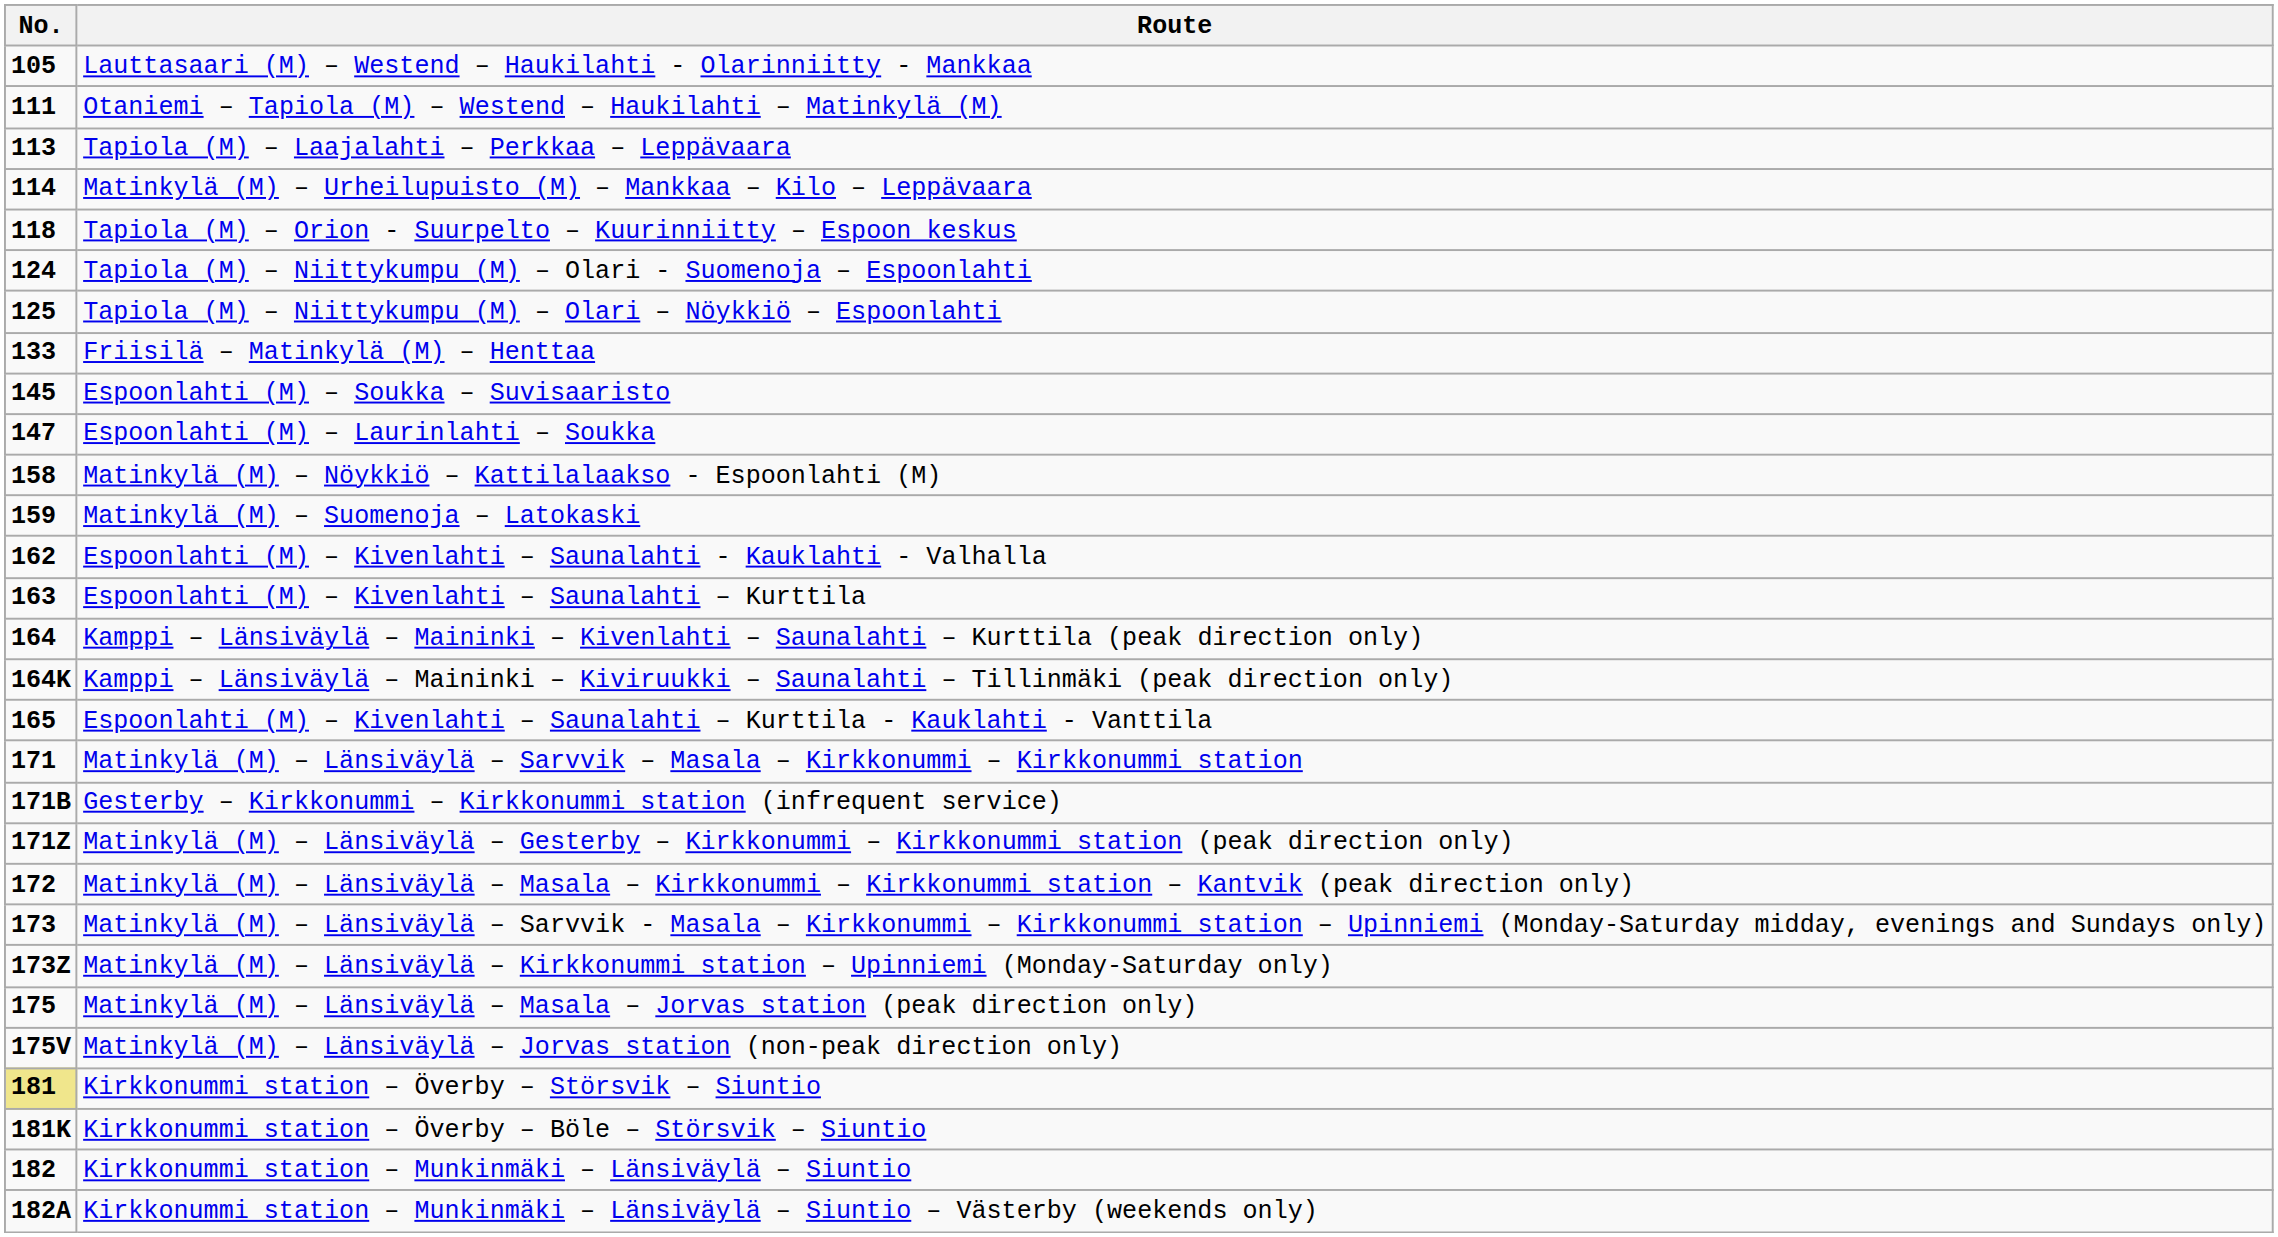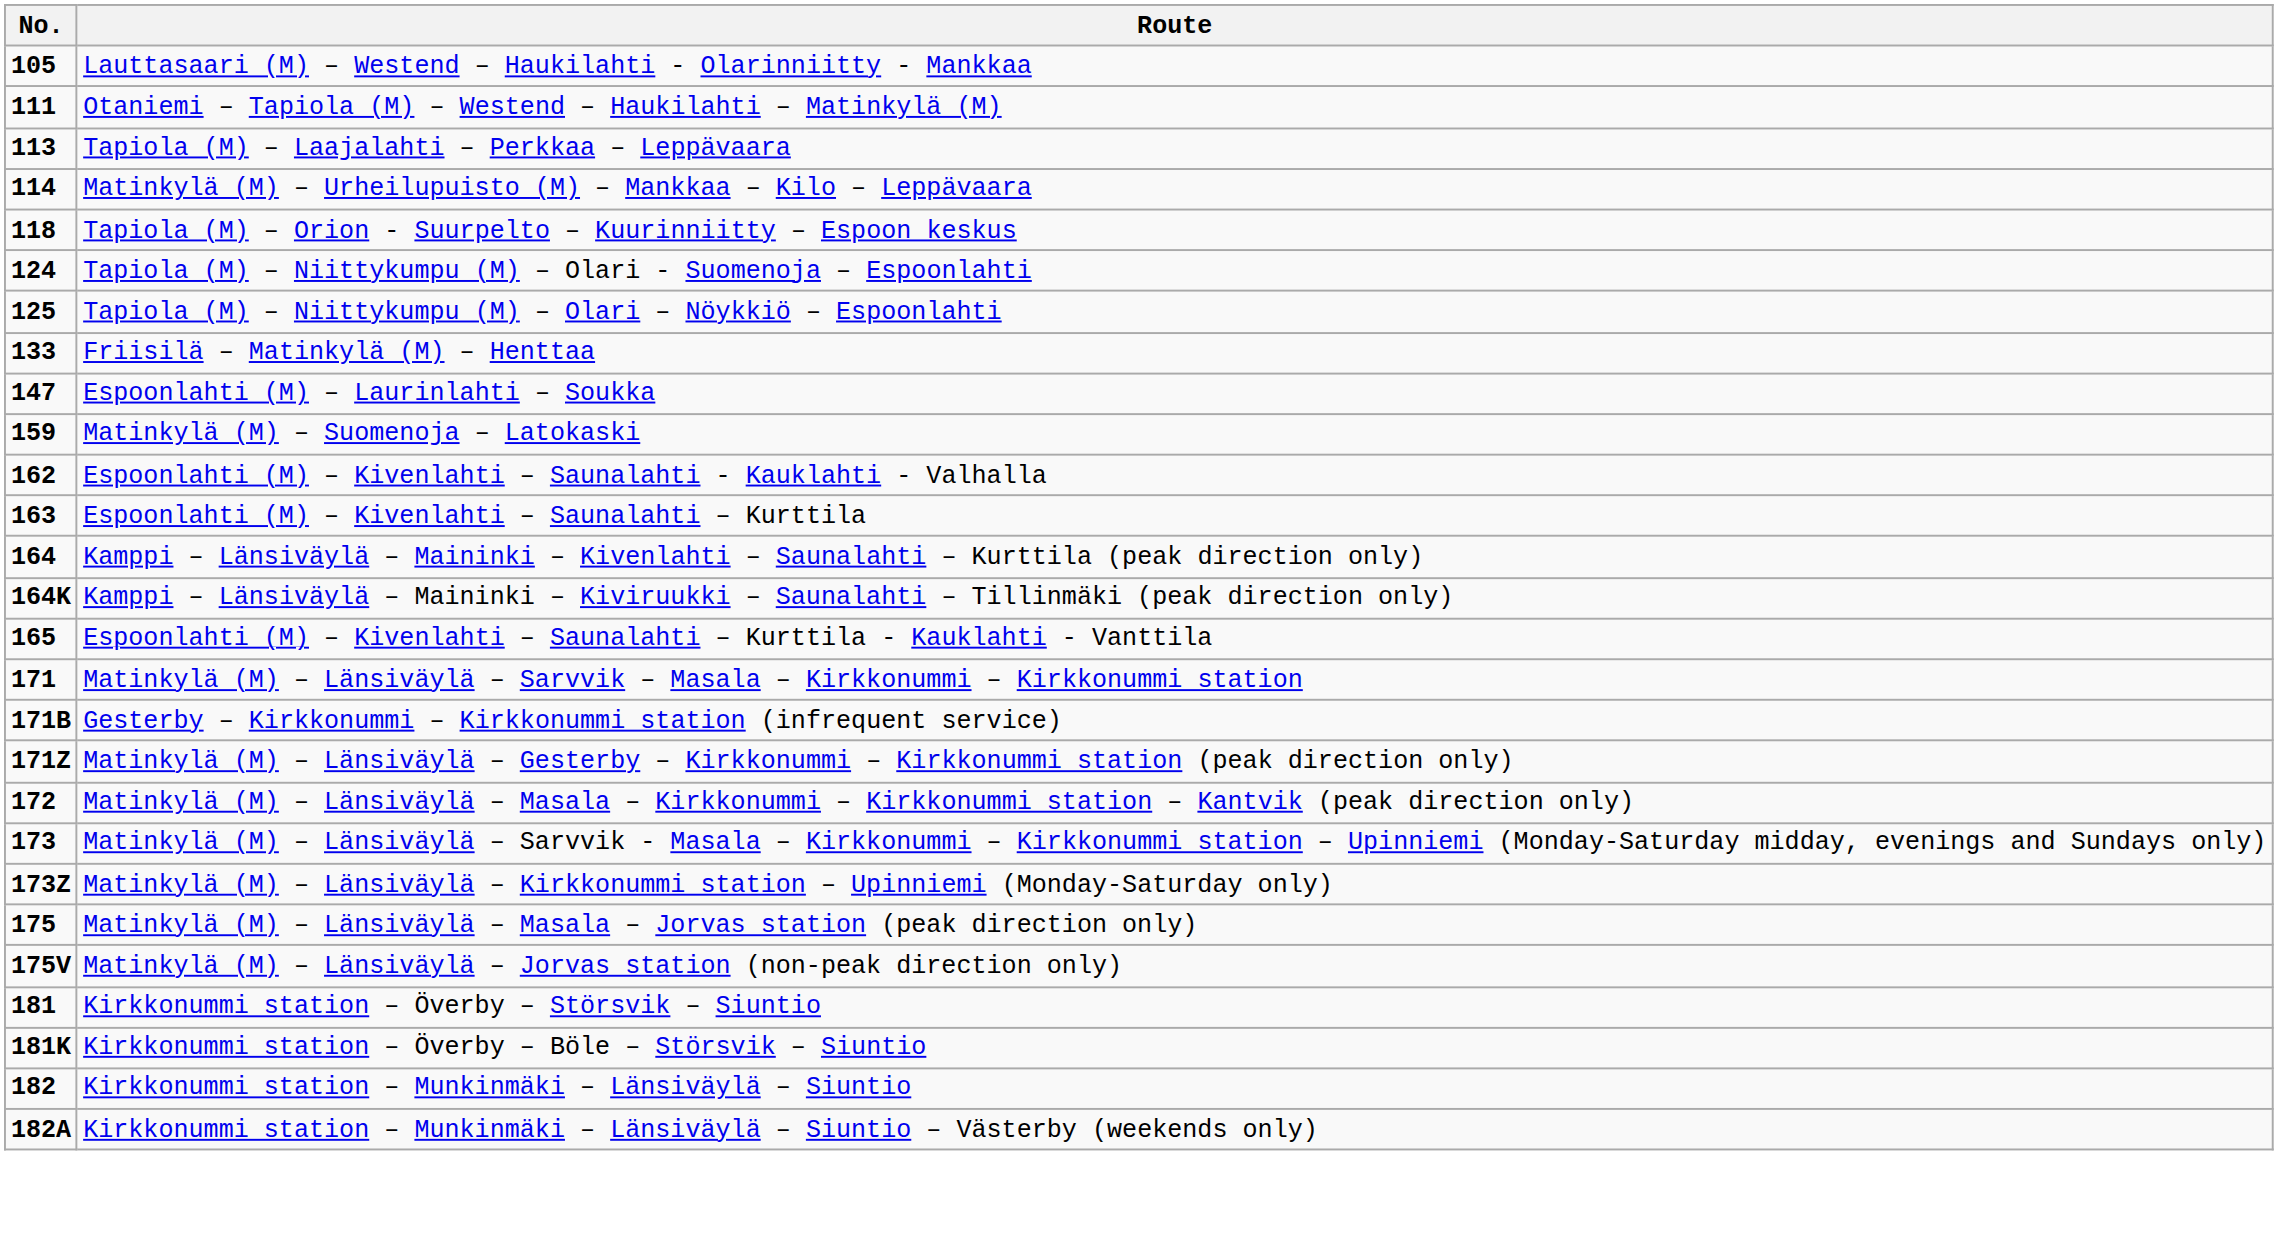- row: (377, 393)
- row: (512, 475)
(34, 1089) khaki background -> (34, 1007) no background
